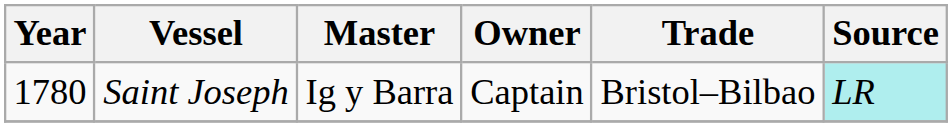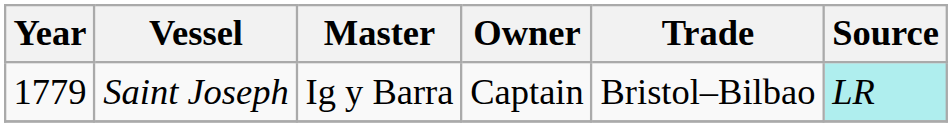(50, 91) 1780 -> (50, 91) 1779
